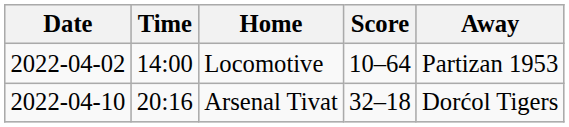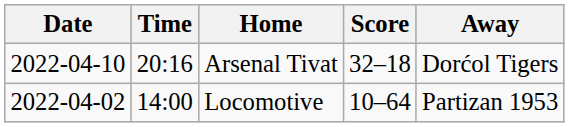rows swapped: (271, 102) <-> (264, 63)
